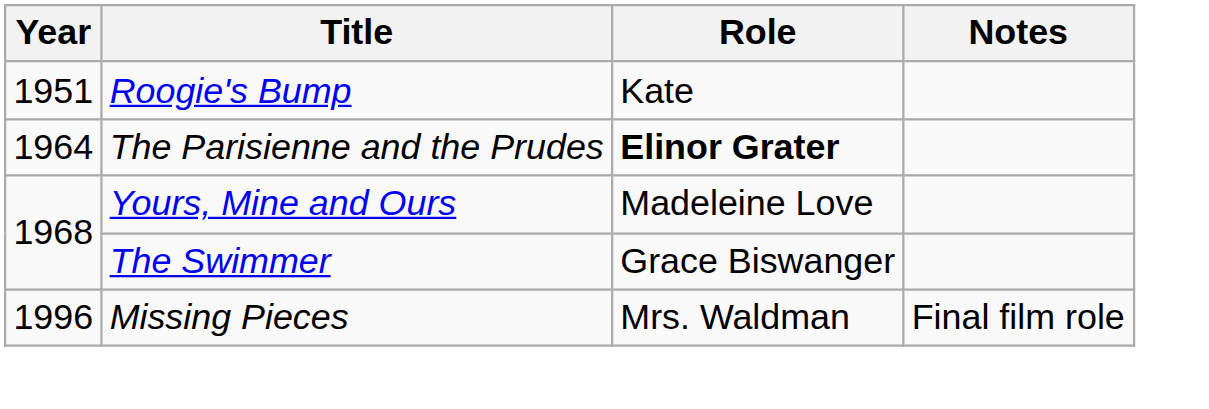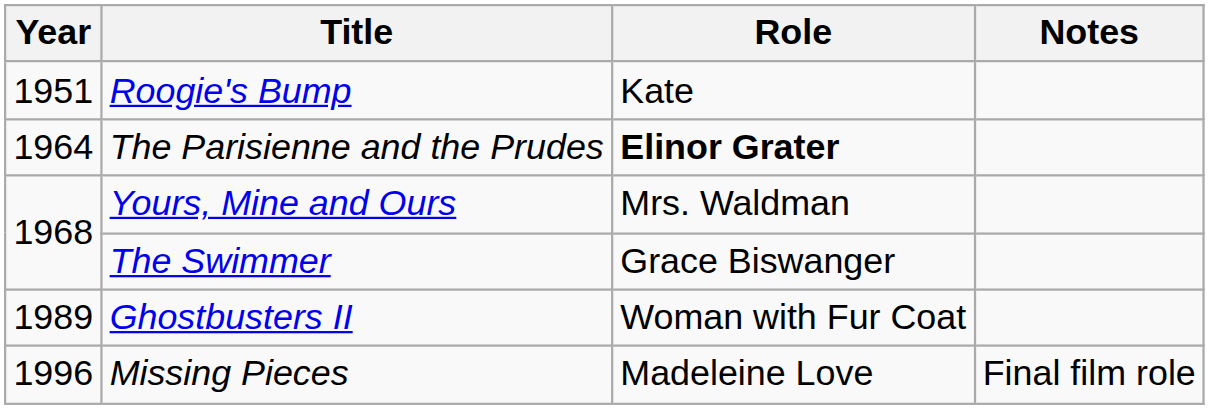(747, 203) Madeleine Love -> (735, 203) Mrs. Waldman
+ row: (231, 317)
(735, 317) Mrs. Waldman -> (747, 373) Madeleine Love
